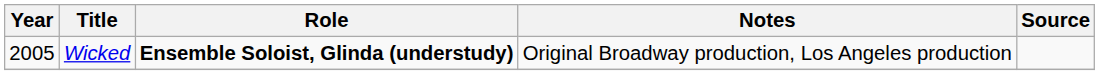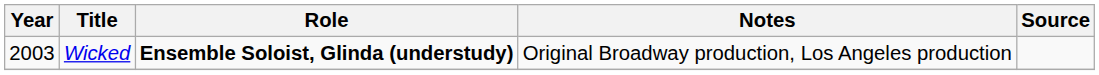(32, 52) 2005 -> (32, 52) 2003
